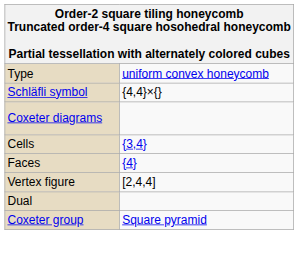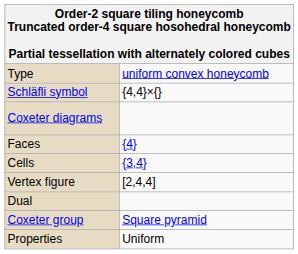rows swapped: (21, 144) <-> (24, 163)
+ row: (35, 239)
